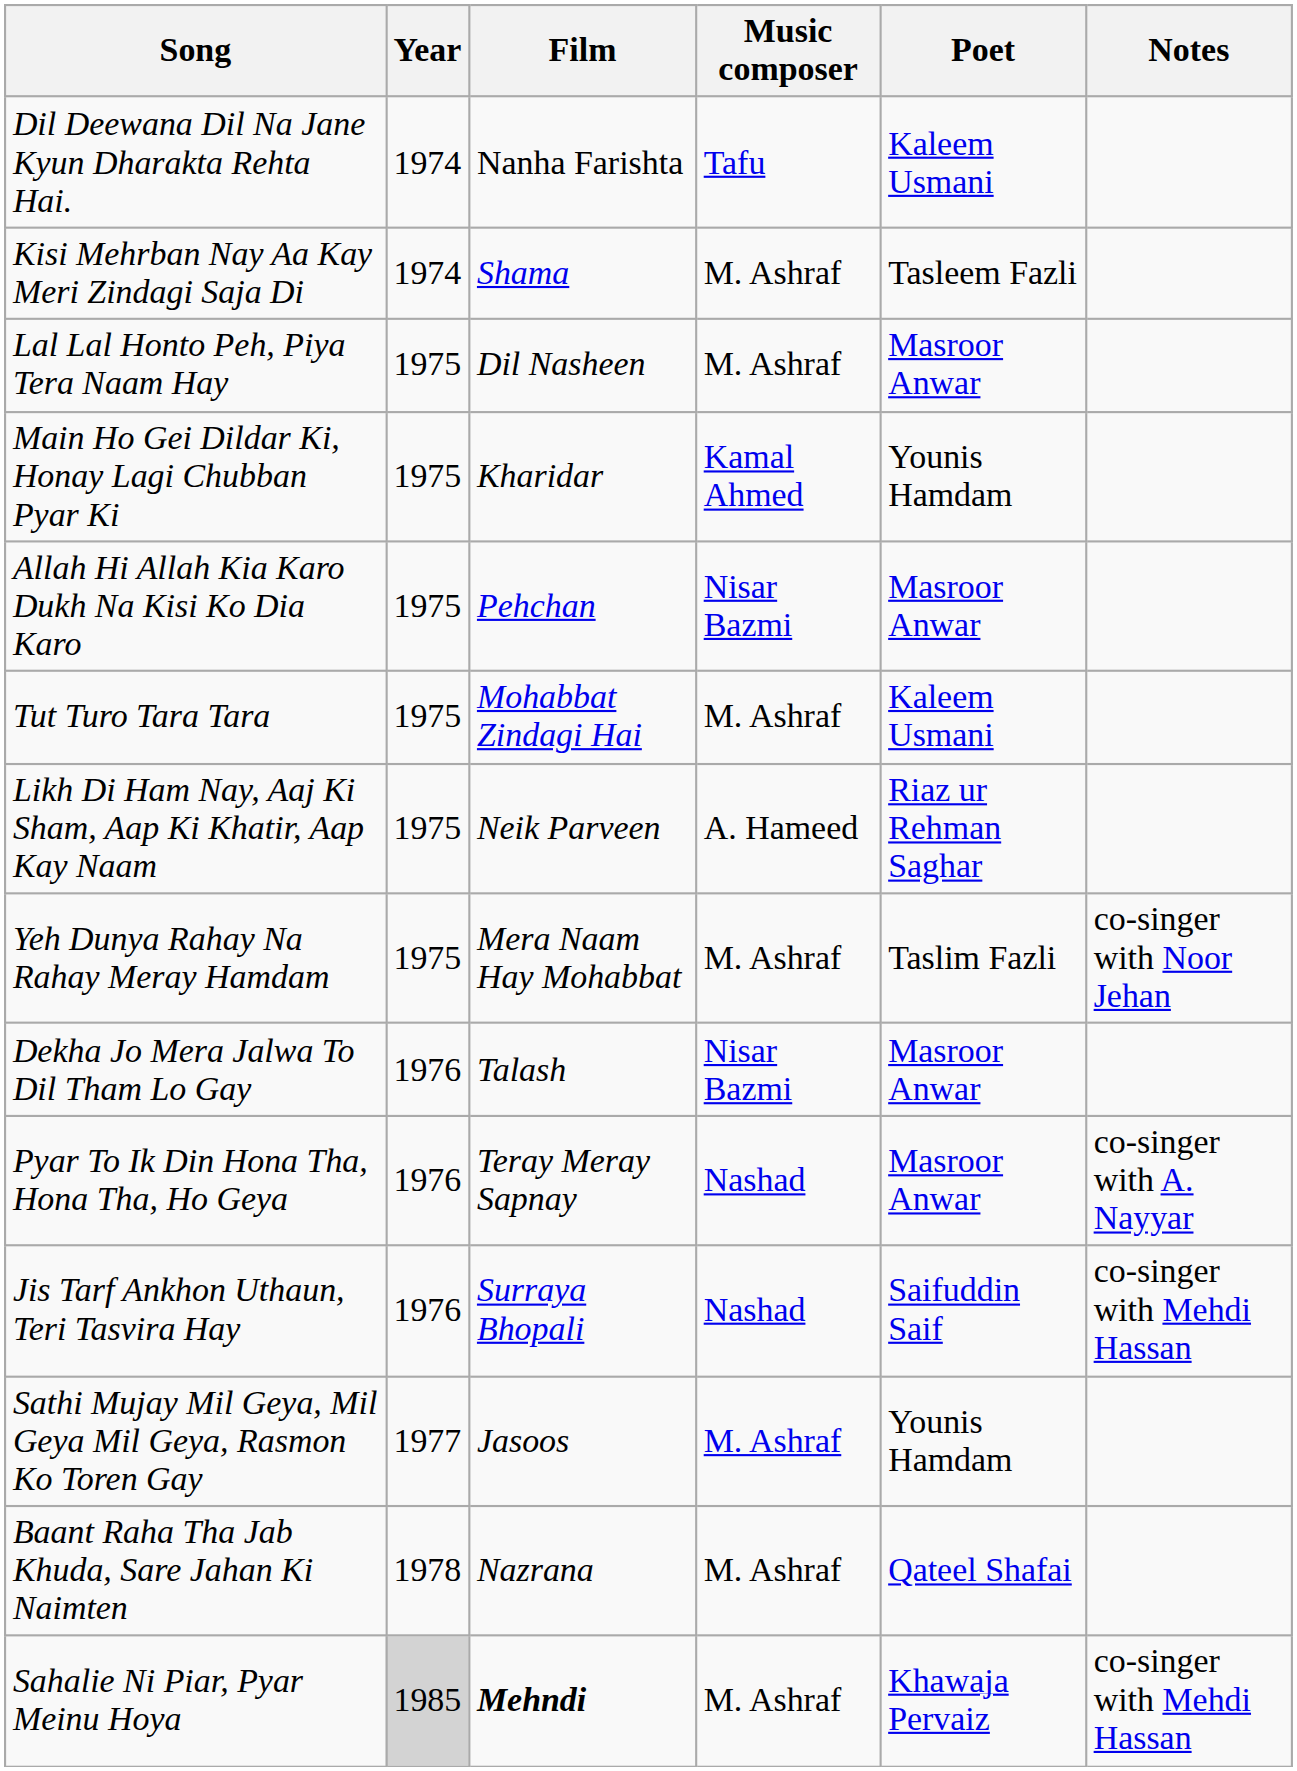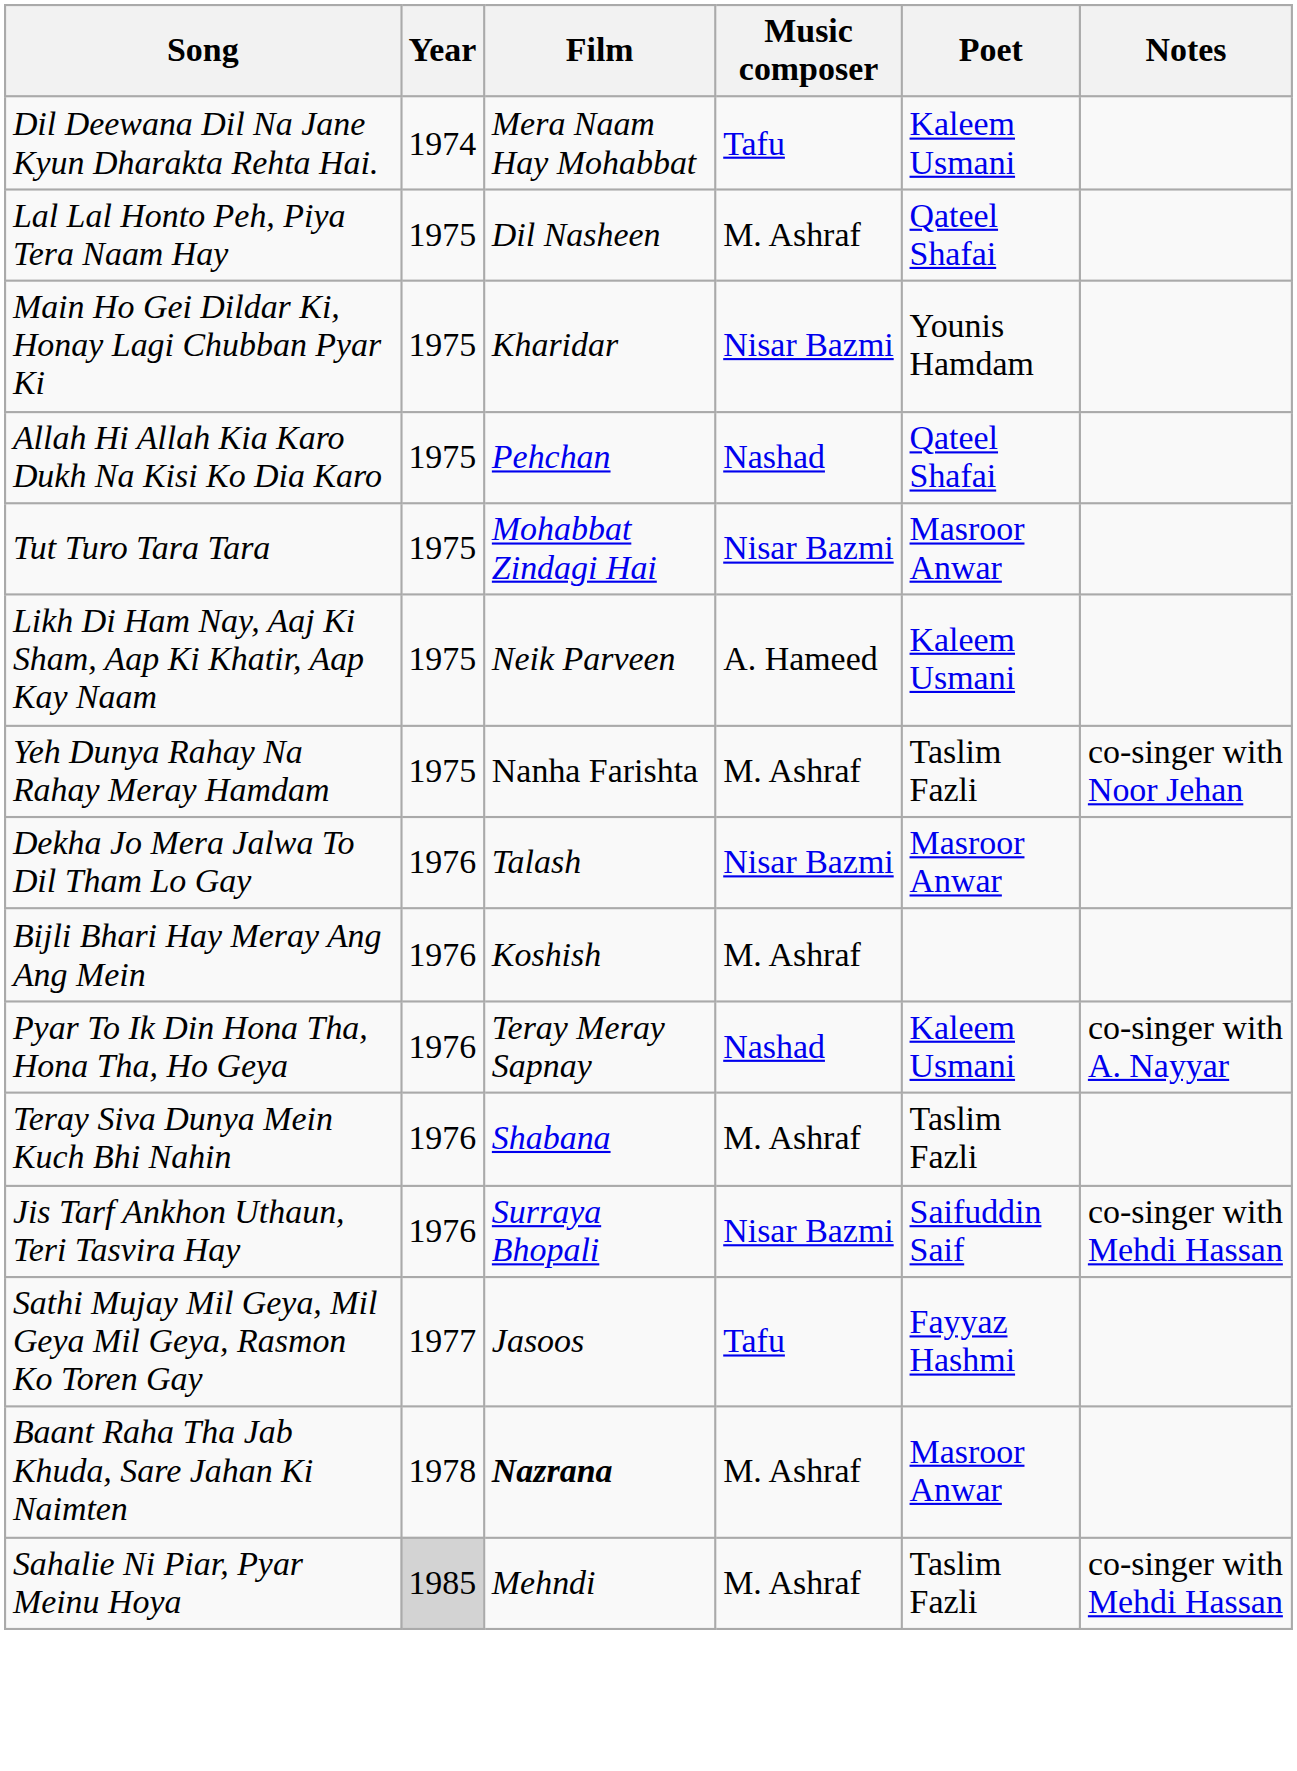(580, 161) Nanha Farishta -> (594, 142) Mera Naam Hay Mohabbat
- row: (193, 272)
(946, 364) Masroor Anwar -> (954, 234) Qateel Shafai
(754, 475) Kamal Ahmed -> (808, 345) Nisar Bazmi
(748, 605) Nisar Bazmi -> (774, 456) Nashad
(946, 605) Masroor Anwar -> (954, 456) Qateel Shafai
(772, 716) M. Ashraf -> (808, 548) Nisar Bazmi
(941, 716) Kaleem Usmani -> (967, 548) Masroor Anwar
(945, 827) Riaz ur Rehman Saghar -> (962, 659) Kaleem Usmani
(579, 957) Mera Naam Hay Mohabbat -> (595, 770) Nanha Farishta
+ row: (197, 954)
(946, 1179) Masroor Anwar -> (962, 1046) Kaleem Usmani
+ row: (173, 1138)
(755, 1310) Nashad -> (808, 1230) Nisar Bazmi
(772, 1440) M. Ashraf -> (754, 1341) Tafu
(950, 1440) Younis Hamdam -> (962, 1341) Fayyaz Hashmi
(535, 1570) normal -> (552, 1471) bold
(980, 1570) Qateel Shafai -> (967, 1471) Masroor Anwar
(532, 1700) bold -> (544, 1582) normal
(948, 1700) Khawaja Pervaiz -> (955, 1582) Taslim Fazli
